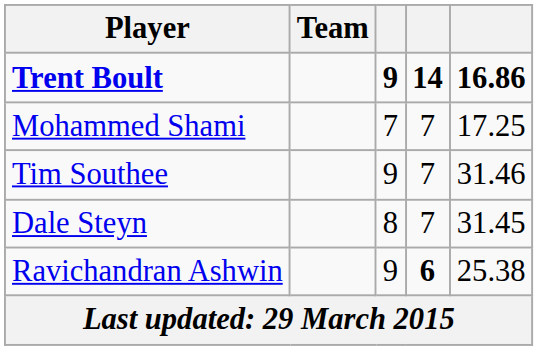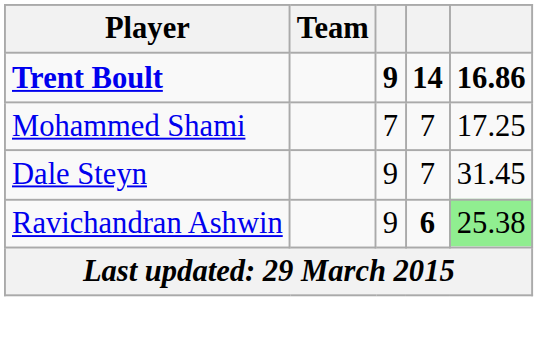- row: (90, 174)
(390, 222) 8 -> (390, 174) 9
(491, 271) no background -> (491, 222) lightgreen background
